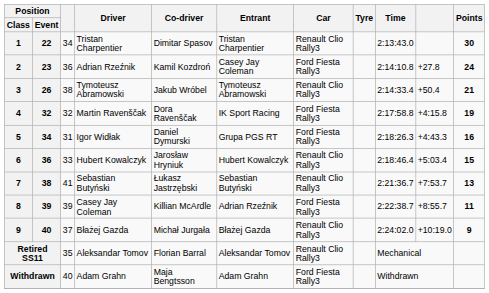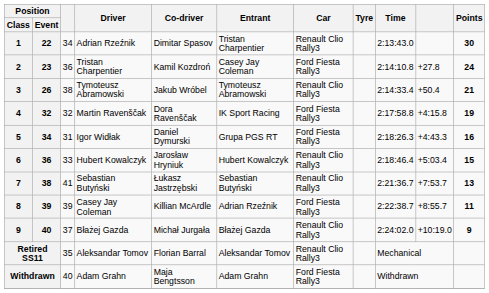(99, 43) Tristan Charpentier -> (106, 43) Adrian Rzeźnik
(106, 66) Adrian Rzeźnik -> (99, 66) Tristan Charpentier
